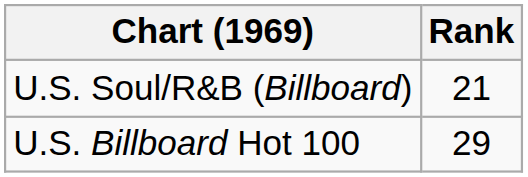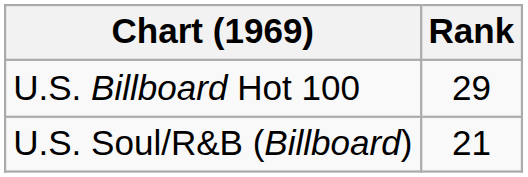rows swapped: (213, 87) <-> (187, 143)
